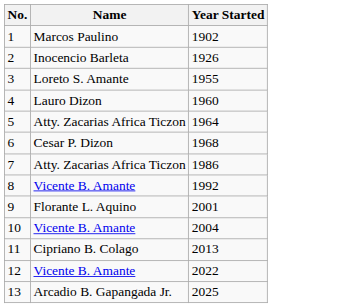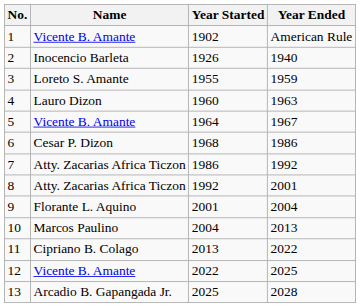+ column: (311, 15)
(76, 36) Marcos Paulino -> (84, 36) Vicente B. Amante
(110, 121) Atty. Zacarias Africa Ticzon -> (84, 121) Vicente B. Amante
(84, 185) Vicente B. Amante -> (110, 185) Atty. Zacarias Africa Ticzon
(84, 228) Vicente B. Amante -> (76, 228) Marcos Paulino
